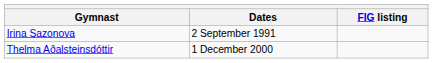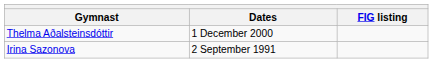rows swapped: (60, 49) <-> (41, 33)
